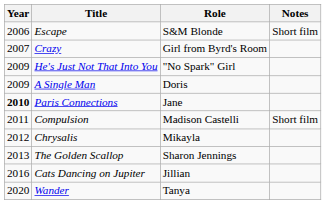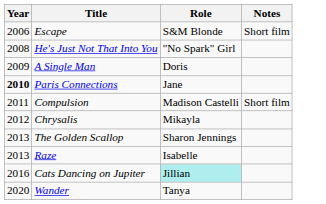- row: (48, 48)
(18, 66) 2009 -> (18, 48) 2008
+ row: (45, 155)
(176, 173) no background -> (176, 173) paleturquoise background
